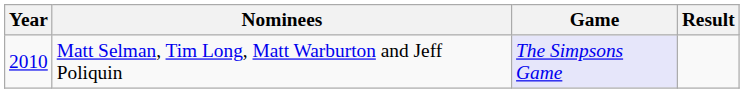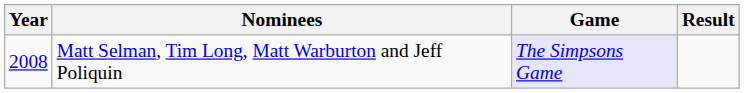(28, 61) 2010 -> (28, 61) 2008
